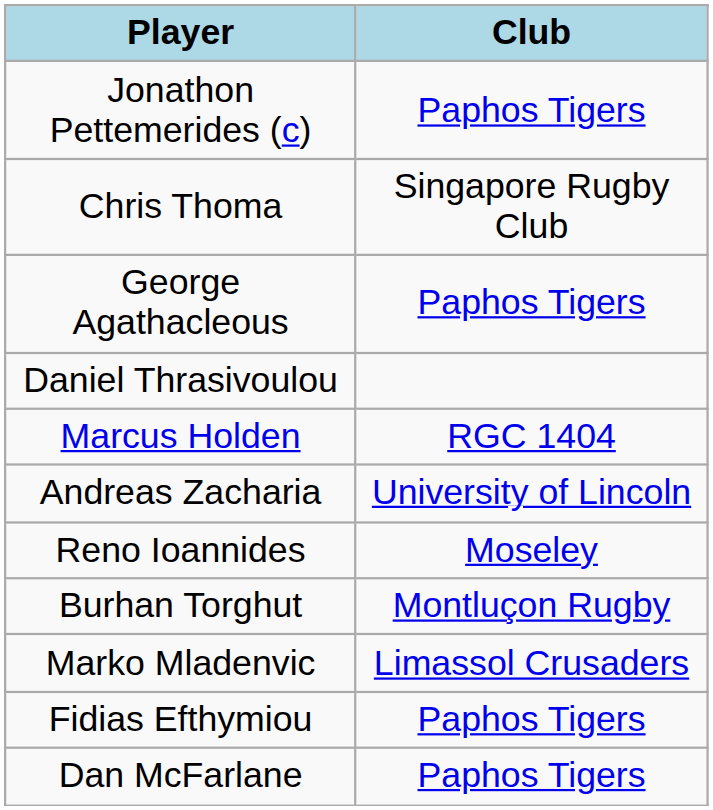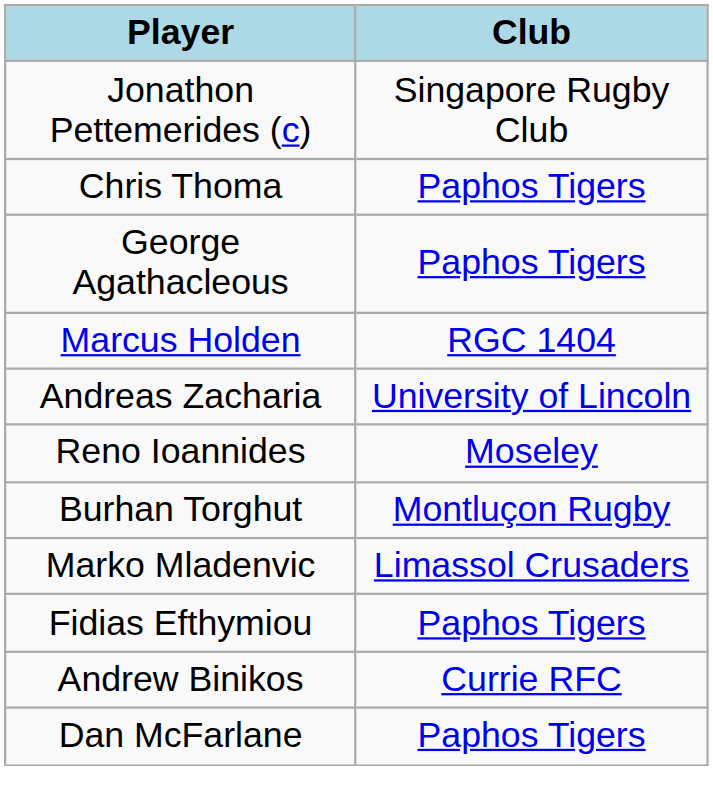(532, 109) Paphos Tigers -> (532, 109) Singapore Rugby Club
(532, 206) Singapore Rugby Club -> (532, 186) Paphos Tigers
- row: (181, 379)
+ row: (181, 678)
